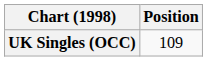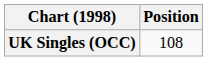(171, 42) 109 -> (171, 42) 108
